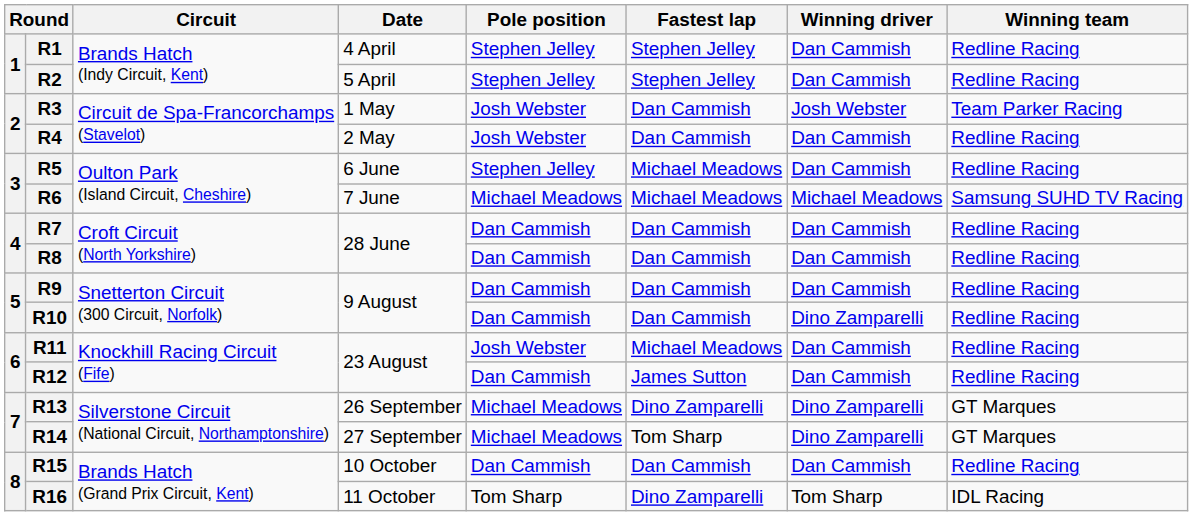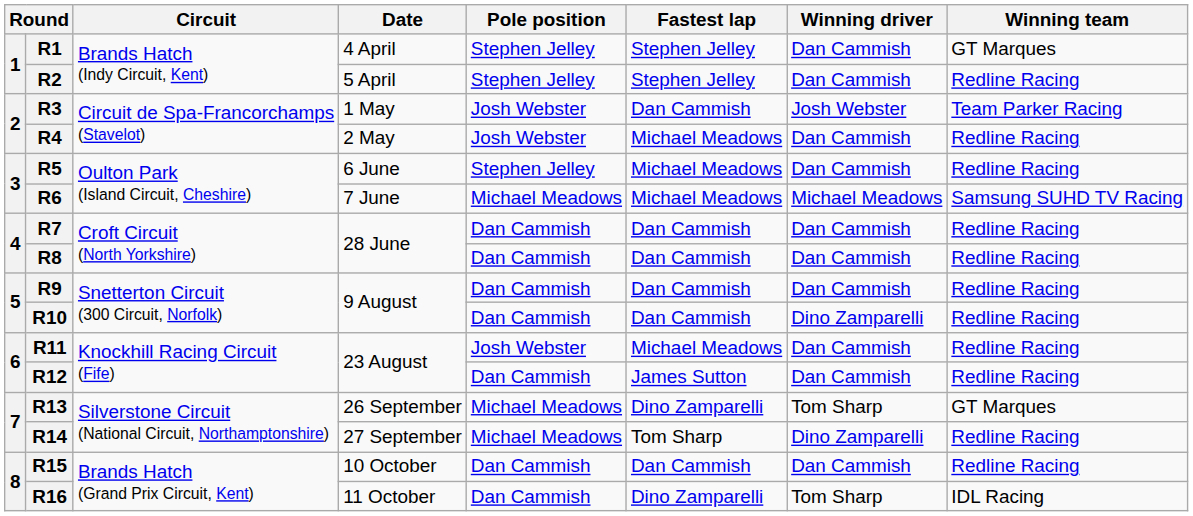(1015, 49) Redline Racing -> (1004, 49) GT Marques
(691, 138) Dan Cammish -> (707, 138) Michael Meadows
(857, 407) Dino Zamparelli -> (837, 407) Tom Sharp
(1004, 436) GT Marques -> (1015, 436) Redline Racing
(516, 496) Tom Sharp -> (531, 496) Dan Cammish
